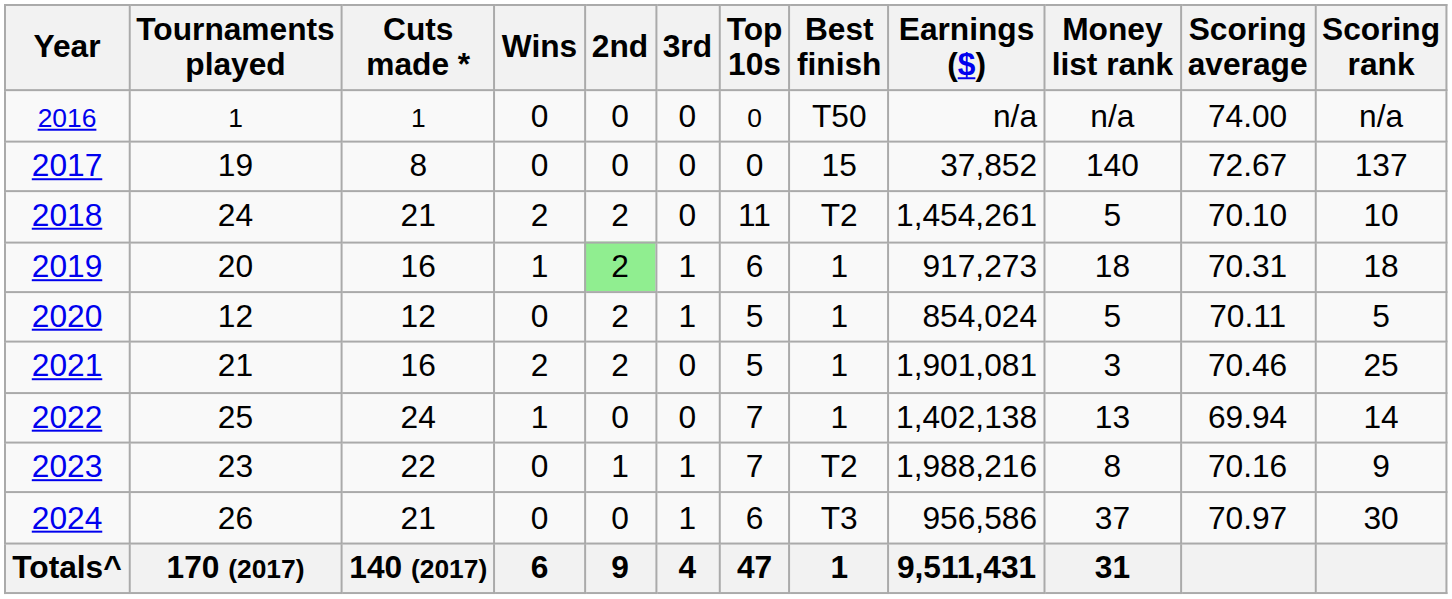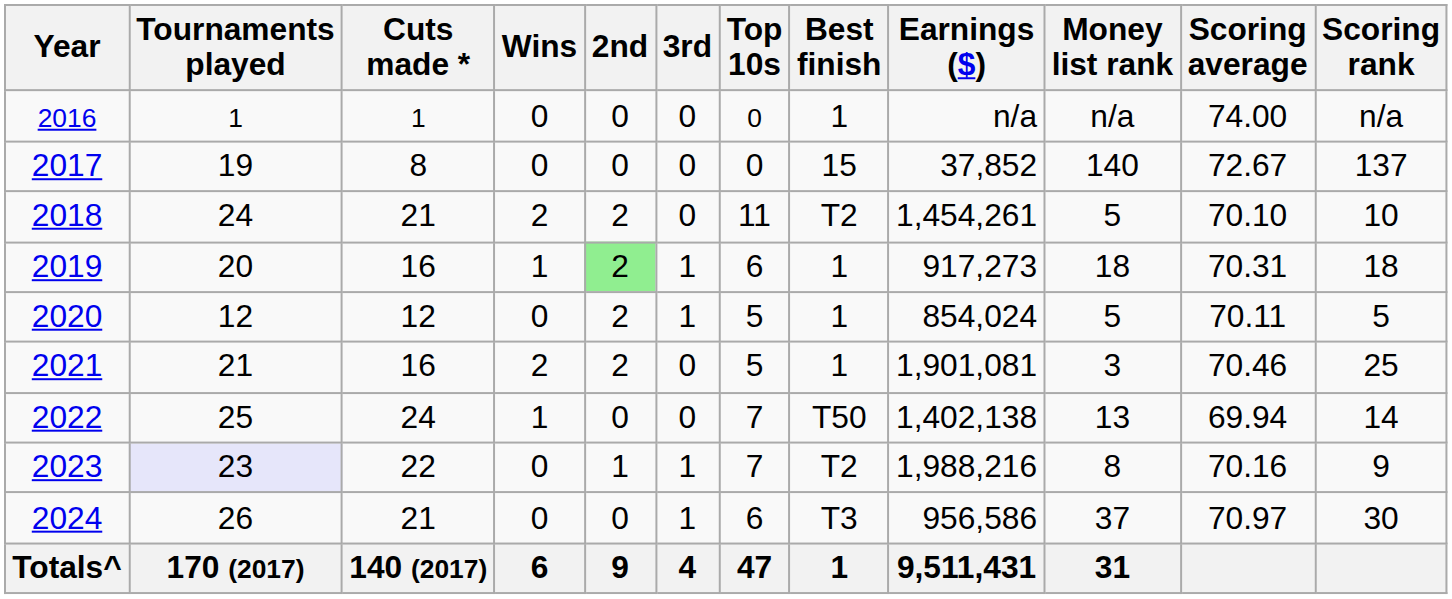(839, 115) T50 -> (839, 115) 1
(839, 416) 1 -> (839, 416) T50
(235, 467) no background -> (235, 467) lavender background
